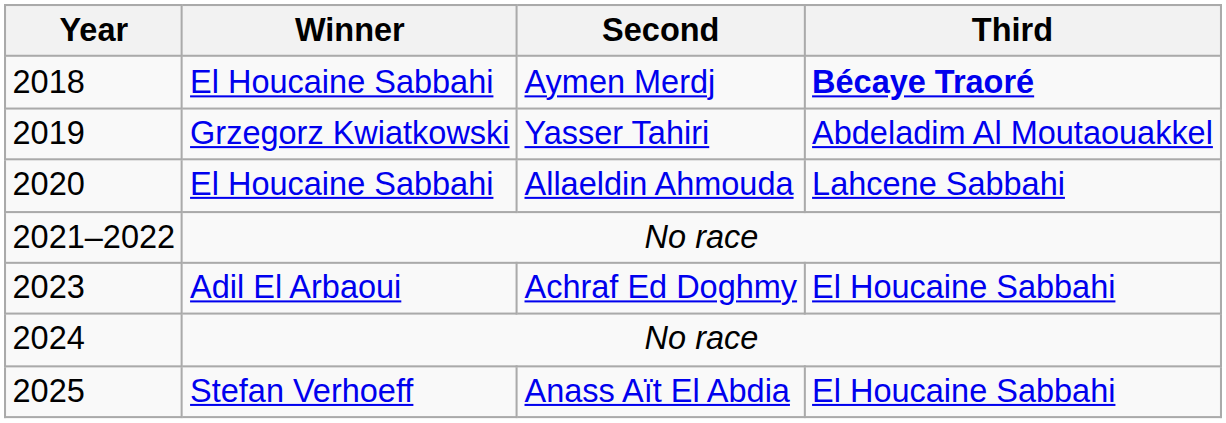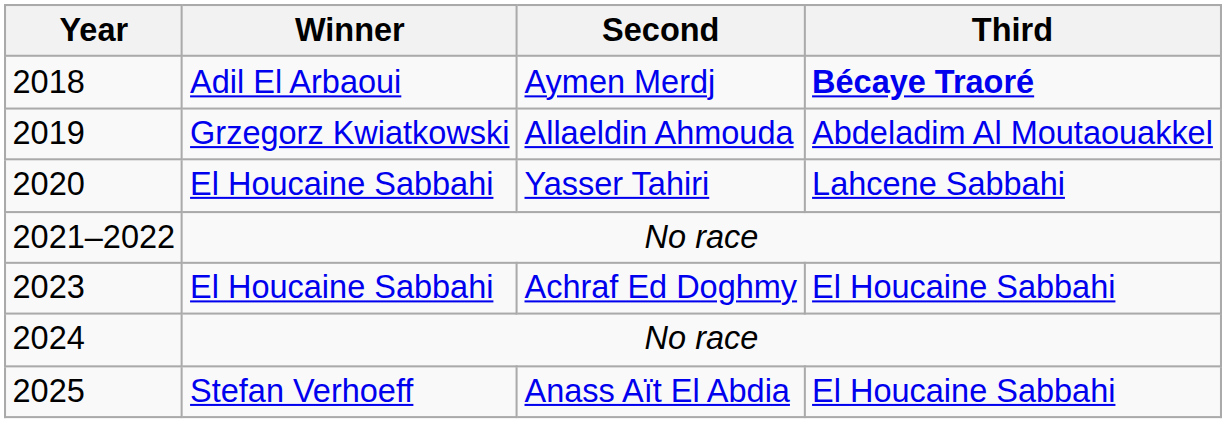(342, 81) El Houcaine Sabbahi -> (296, 81) Adil El Arbaoui
(617, 133) Yasser Tahiri -> (659, 133) Allaeldin Ahmouda
(659, 184) Allaeldin Ahmouda -> (617, 184) Yasser Tahiri
(296, 287) Adil El Arbaoui -> (342, 287) El Houcaine Sabbahi
